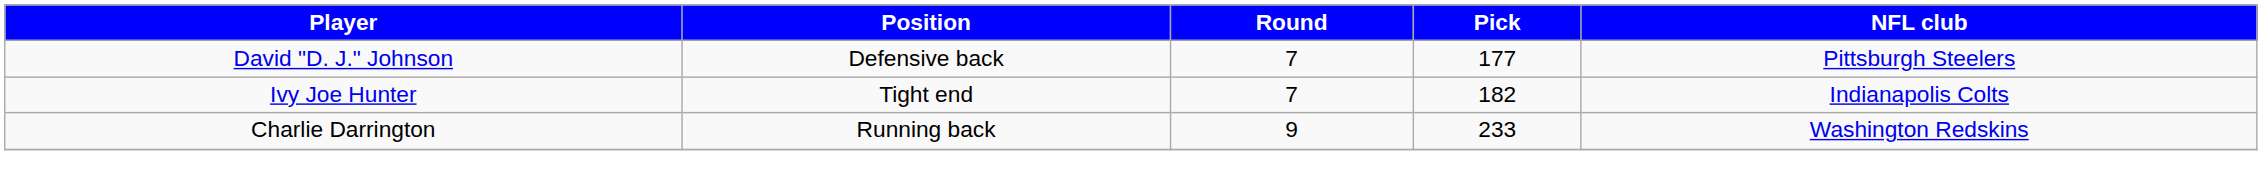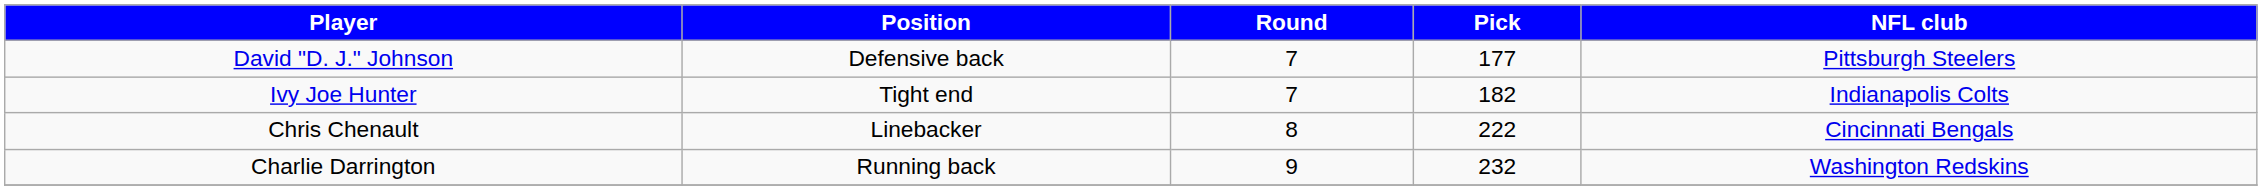+ row: (343, 130)
(1497, 130) 233 -> (1497, 166) 232
